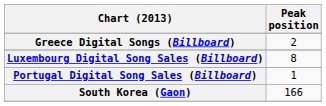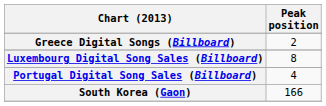(294, 76) 1 -> (294, 76) 4
